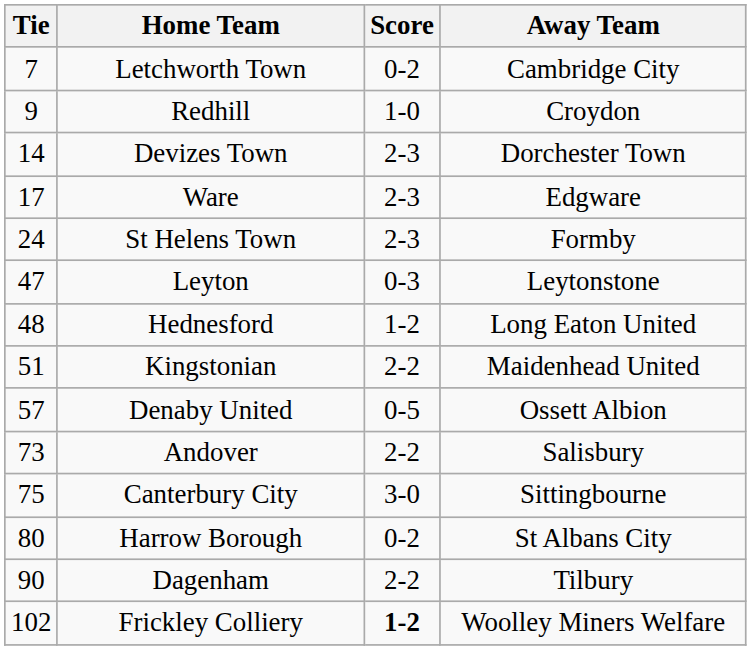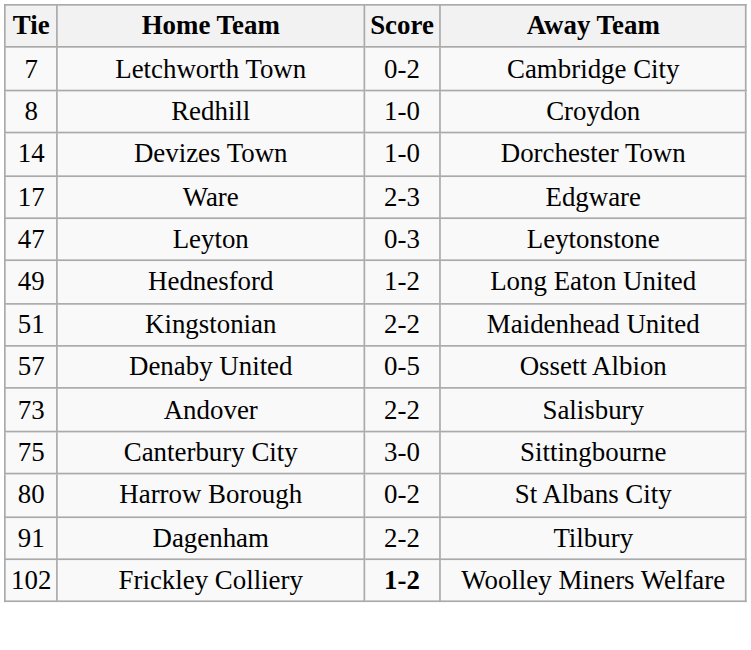(31, 111) 9 -> (31, 111) 8
(402, 153) 2-3 -> (402, 153) 1-0
- row: (211, 238)
(31, 324) 48 -> (31, 281) 49
(31, 580) 90 -> (31, 537) 91
